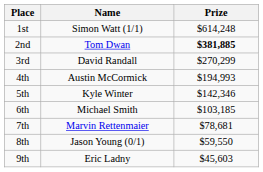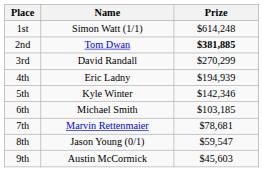(107, 77) Austin McCormick -> (107, 77) Eric Ladny
(216, 77) $194,993 -> (216, 77) $194,939
(216, 142) $59,550 -> (216, 142) $59,547
(107, 158) Eric Ladny -> (107, 158) Austin McCormick
